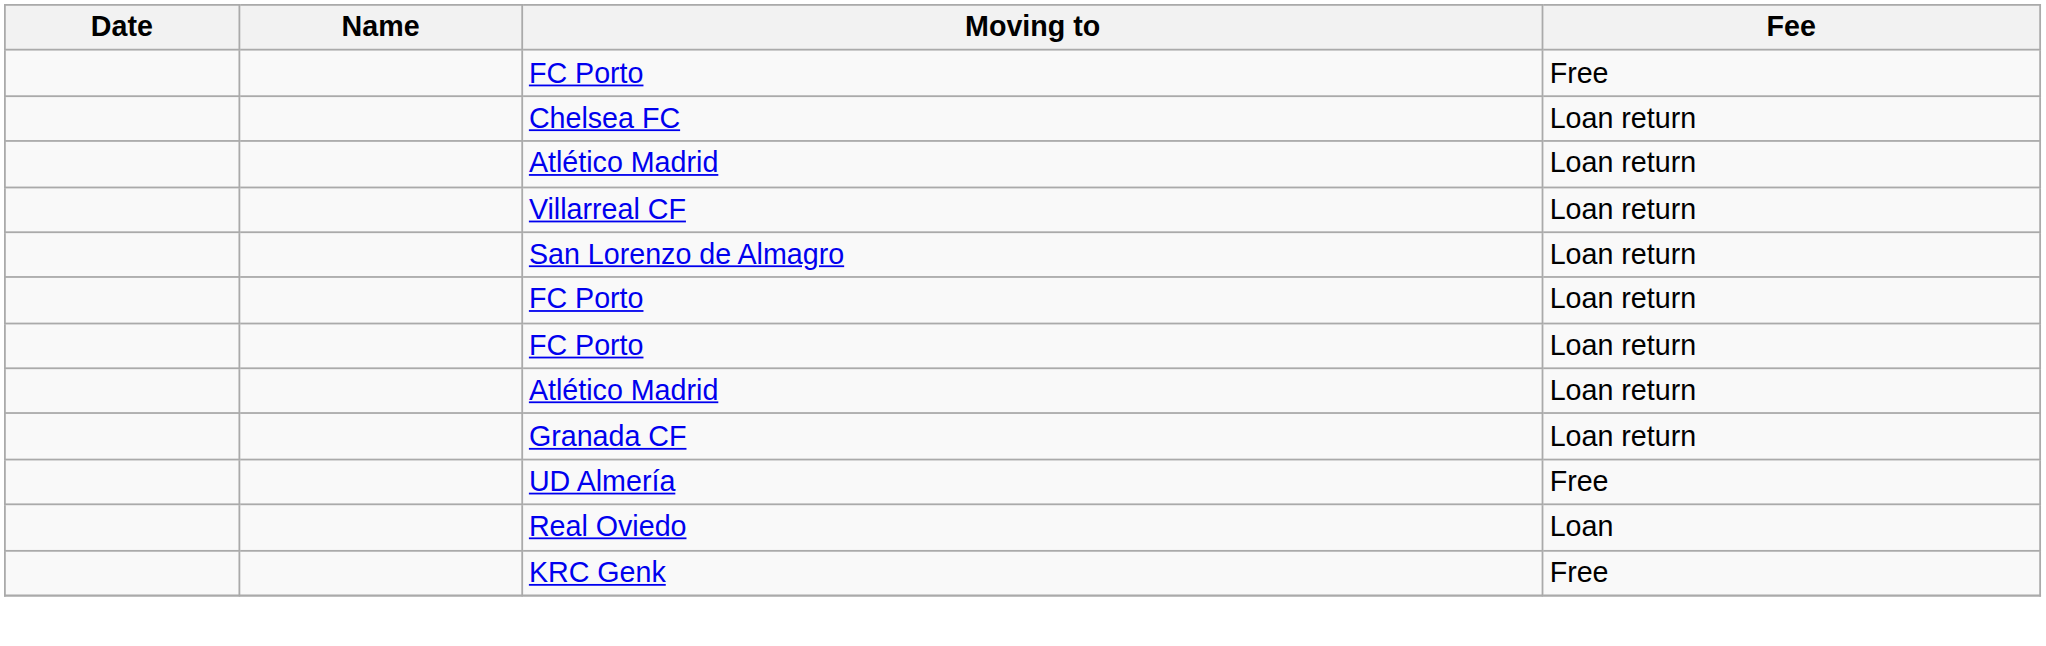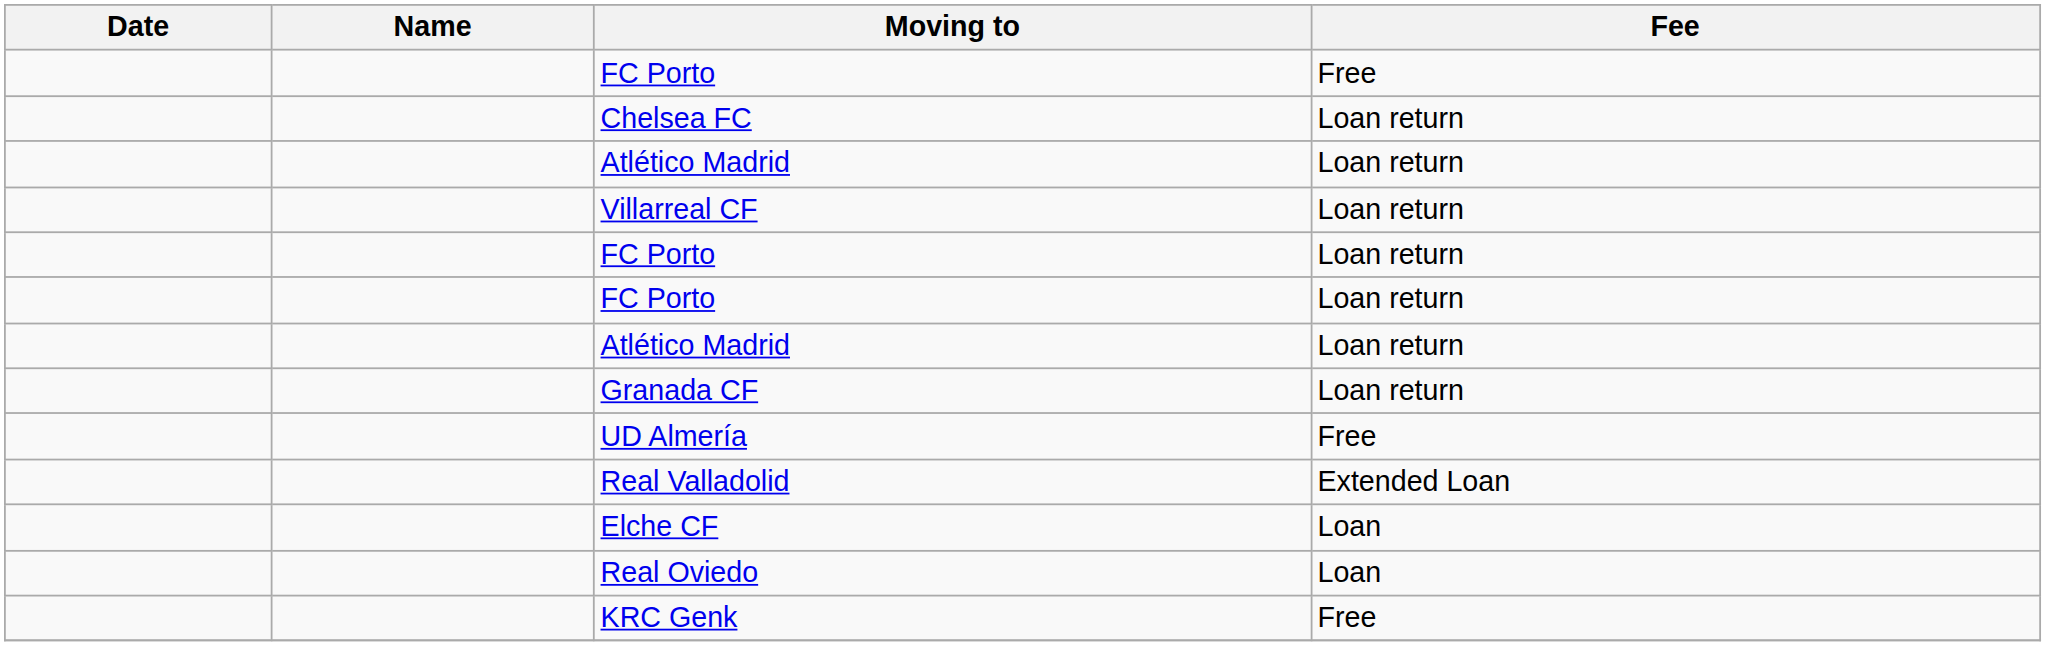- row: (687, 254)
+ row: (695, 481)
+ row: (659, 526)
